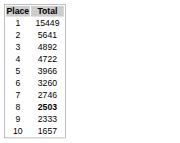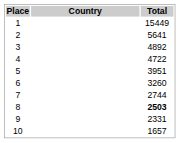+ column: (85, 11)
(47, 71) 3966 -> (157, 71) 3951
(47, 95) 2746 -> (157, 95) 2744
(47, 119) 2333 -> (157, 119) 2331
